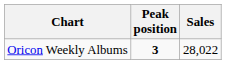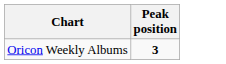- column: (200, 21)
